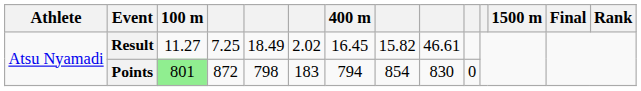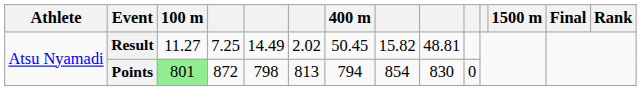(266, 45) 18.49 -> (266, 45) 14.49
(350, 45) 16.45 -> (350, 45) 50.45
(442, 45) 46.61 -> (442, 45) 48.81
(307, 72) 183 -> (307, 72) 813
